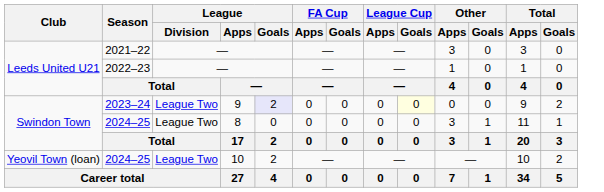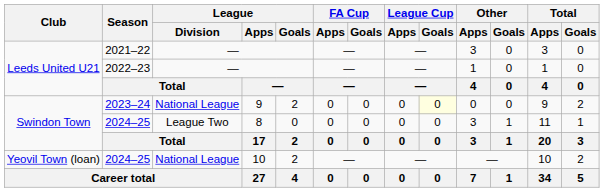(187, 104) League Two -> (197, 104) National League
(273, 104) lavender background -> (295, 104) no background
(187, 159) League Two -> (197, 159) National League
